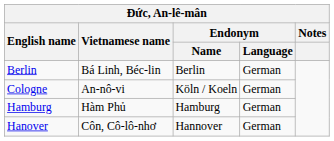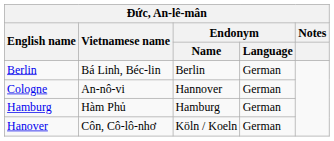(206, 88) Köln / Koeln -> (199, 88) Hannover
(199, 126) Hannover -> (206, 126) Köln / Koeln
